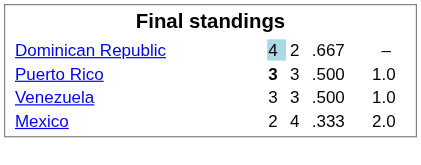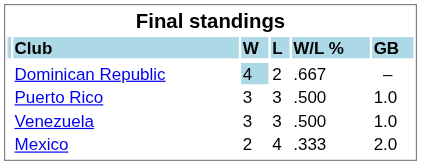+ row: (33, 48)
(273, 74) bold -> (247, 97) normal
